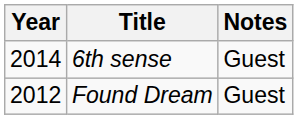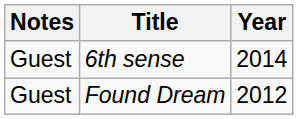columns swapped: (36, 22) <-> (255, 22)
